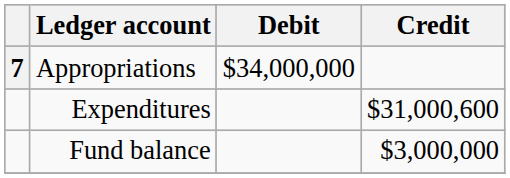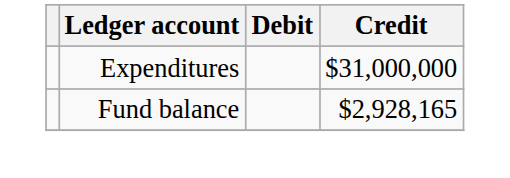- row: (116, 67)
(433, 109) $31,000,600 -> (391, 67) $31,000,000
(440, 151) $3,000,000 -> (398, 109) $2,928,165
